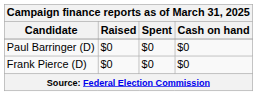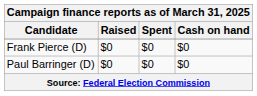rows swapped: (47, 64) <-> (51, 47)
